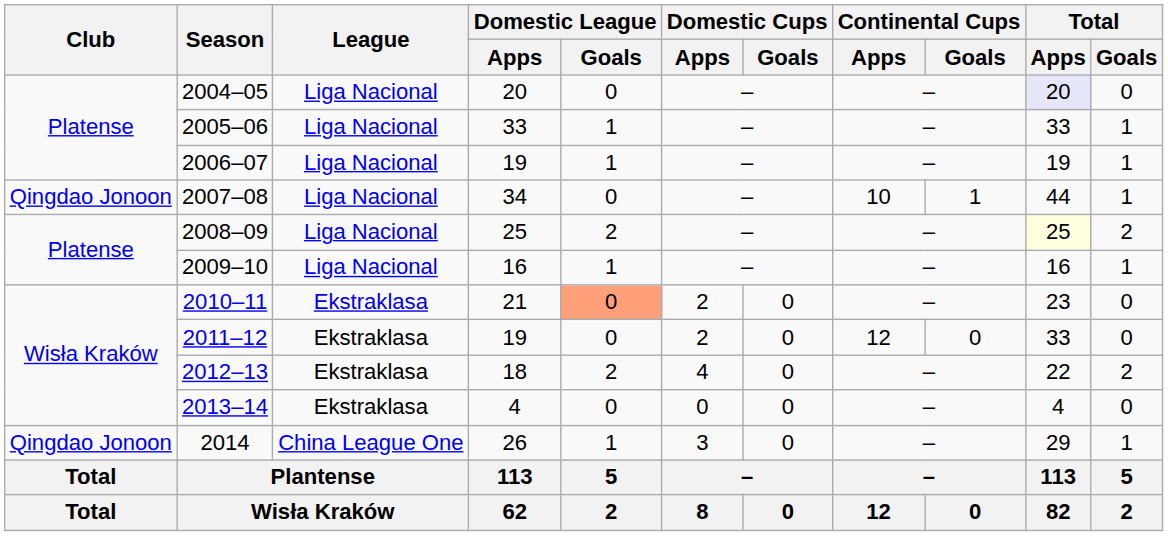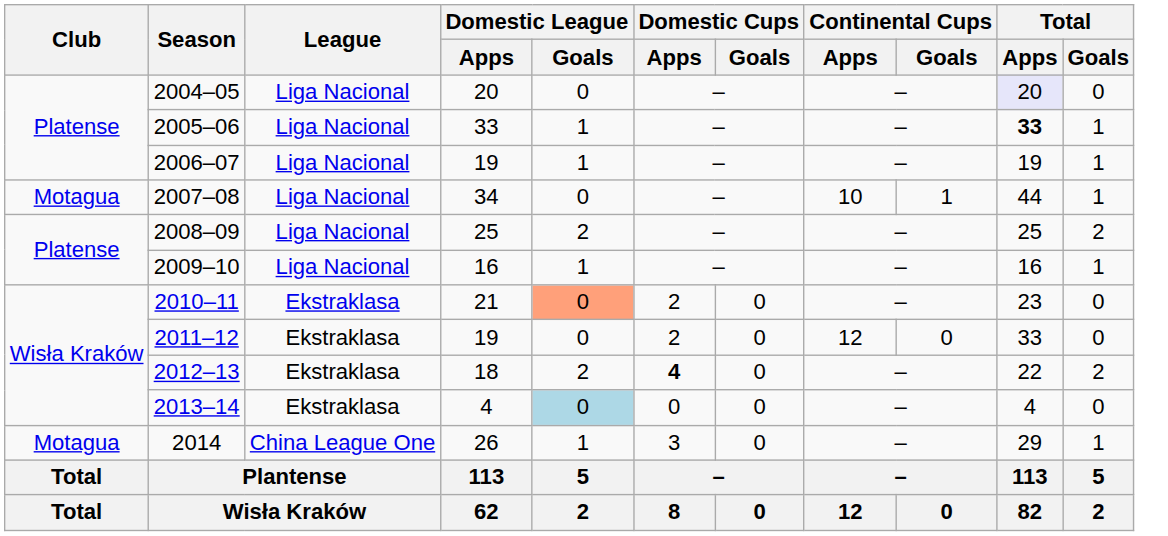(1058, 127) normal -> (1030, 127) bold
(91, 197) Qingdao Jonoon -> (77, 197) Motagua
(1058, 232) lightyellow background -> (1030, 232) no background
(702, 372) normal -> (674, 372) bold
(611, 407) no background -> (583, 407) lightblue background
(91, 442) Qingdao Jonoon -> (77, 442) Motagua
